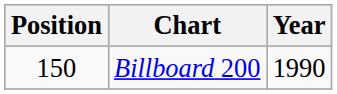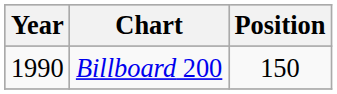columns swapped: (299, 25) <-> (56, 25)
